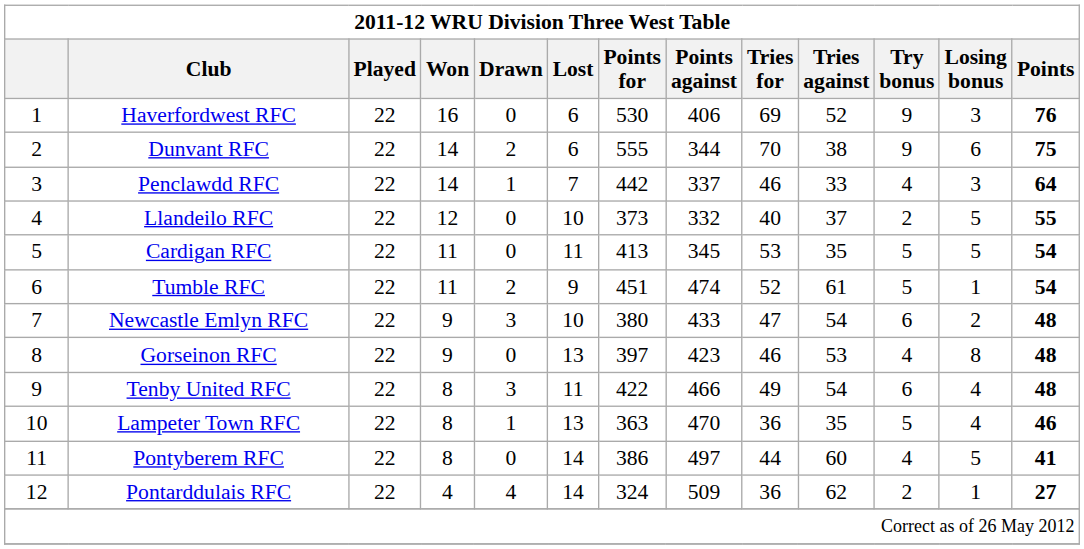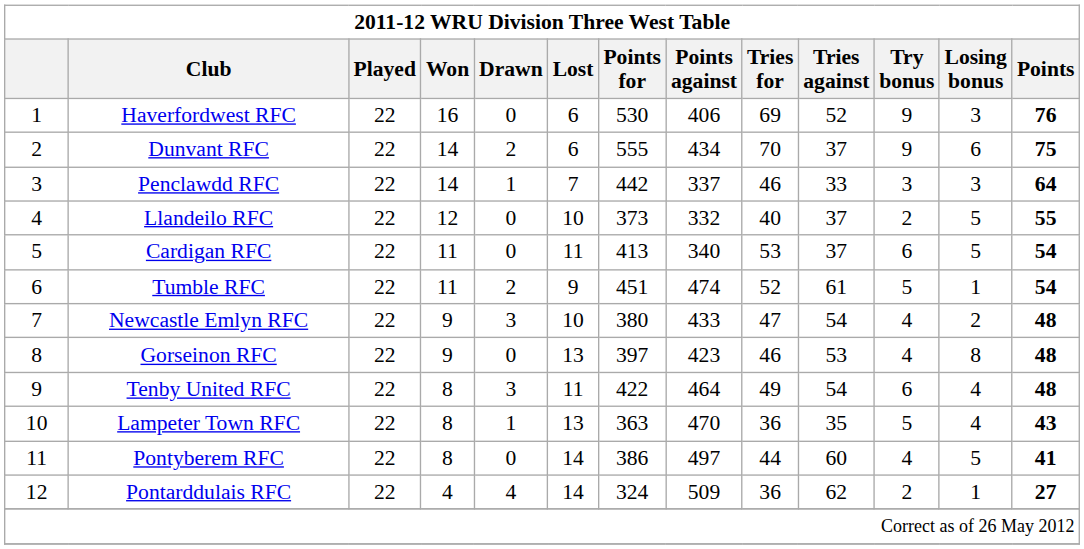(704, 149) 344 -> (704, 149) 434
(836, 149) 38 -> (836, 149) 37
(907, 183) 4 -> (907, 183) 3
(704, 252) 345 -> (704, 252) 340
(836, 252) 35 -> (836, 252) 37
(907, 252) 5 -> (907, 252) 6
(907, 320) 6 -> (907, 320) 4
(704, 389) 466 -> (704, 389) 464
(1046, 423) 46 -> (1046, 423) 43
